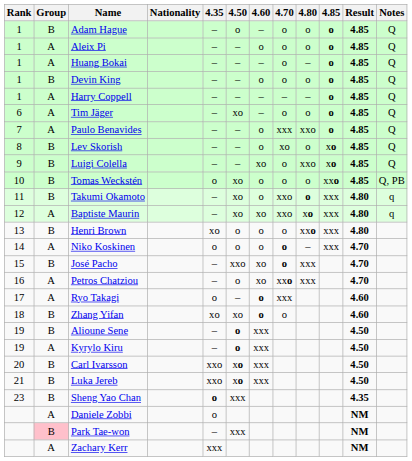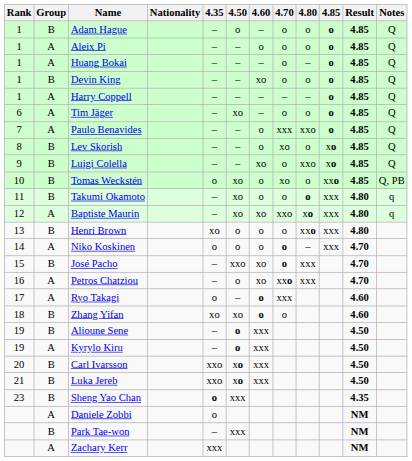(261, 79) o -> (261, 79) xo
(284, 180) o -> (284, 180) xo
(284, 197) xxo -> (284, 197) o
(51, 431) pink background -> (51, 431) no background
